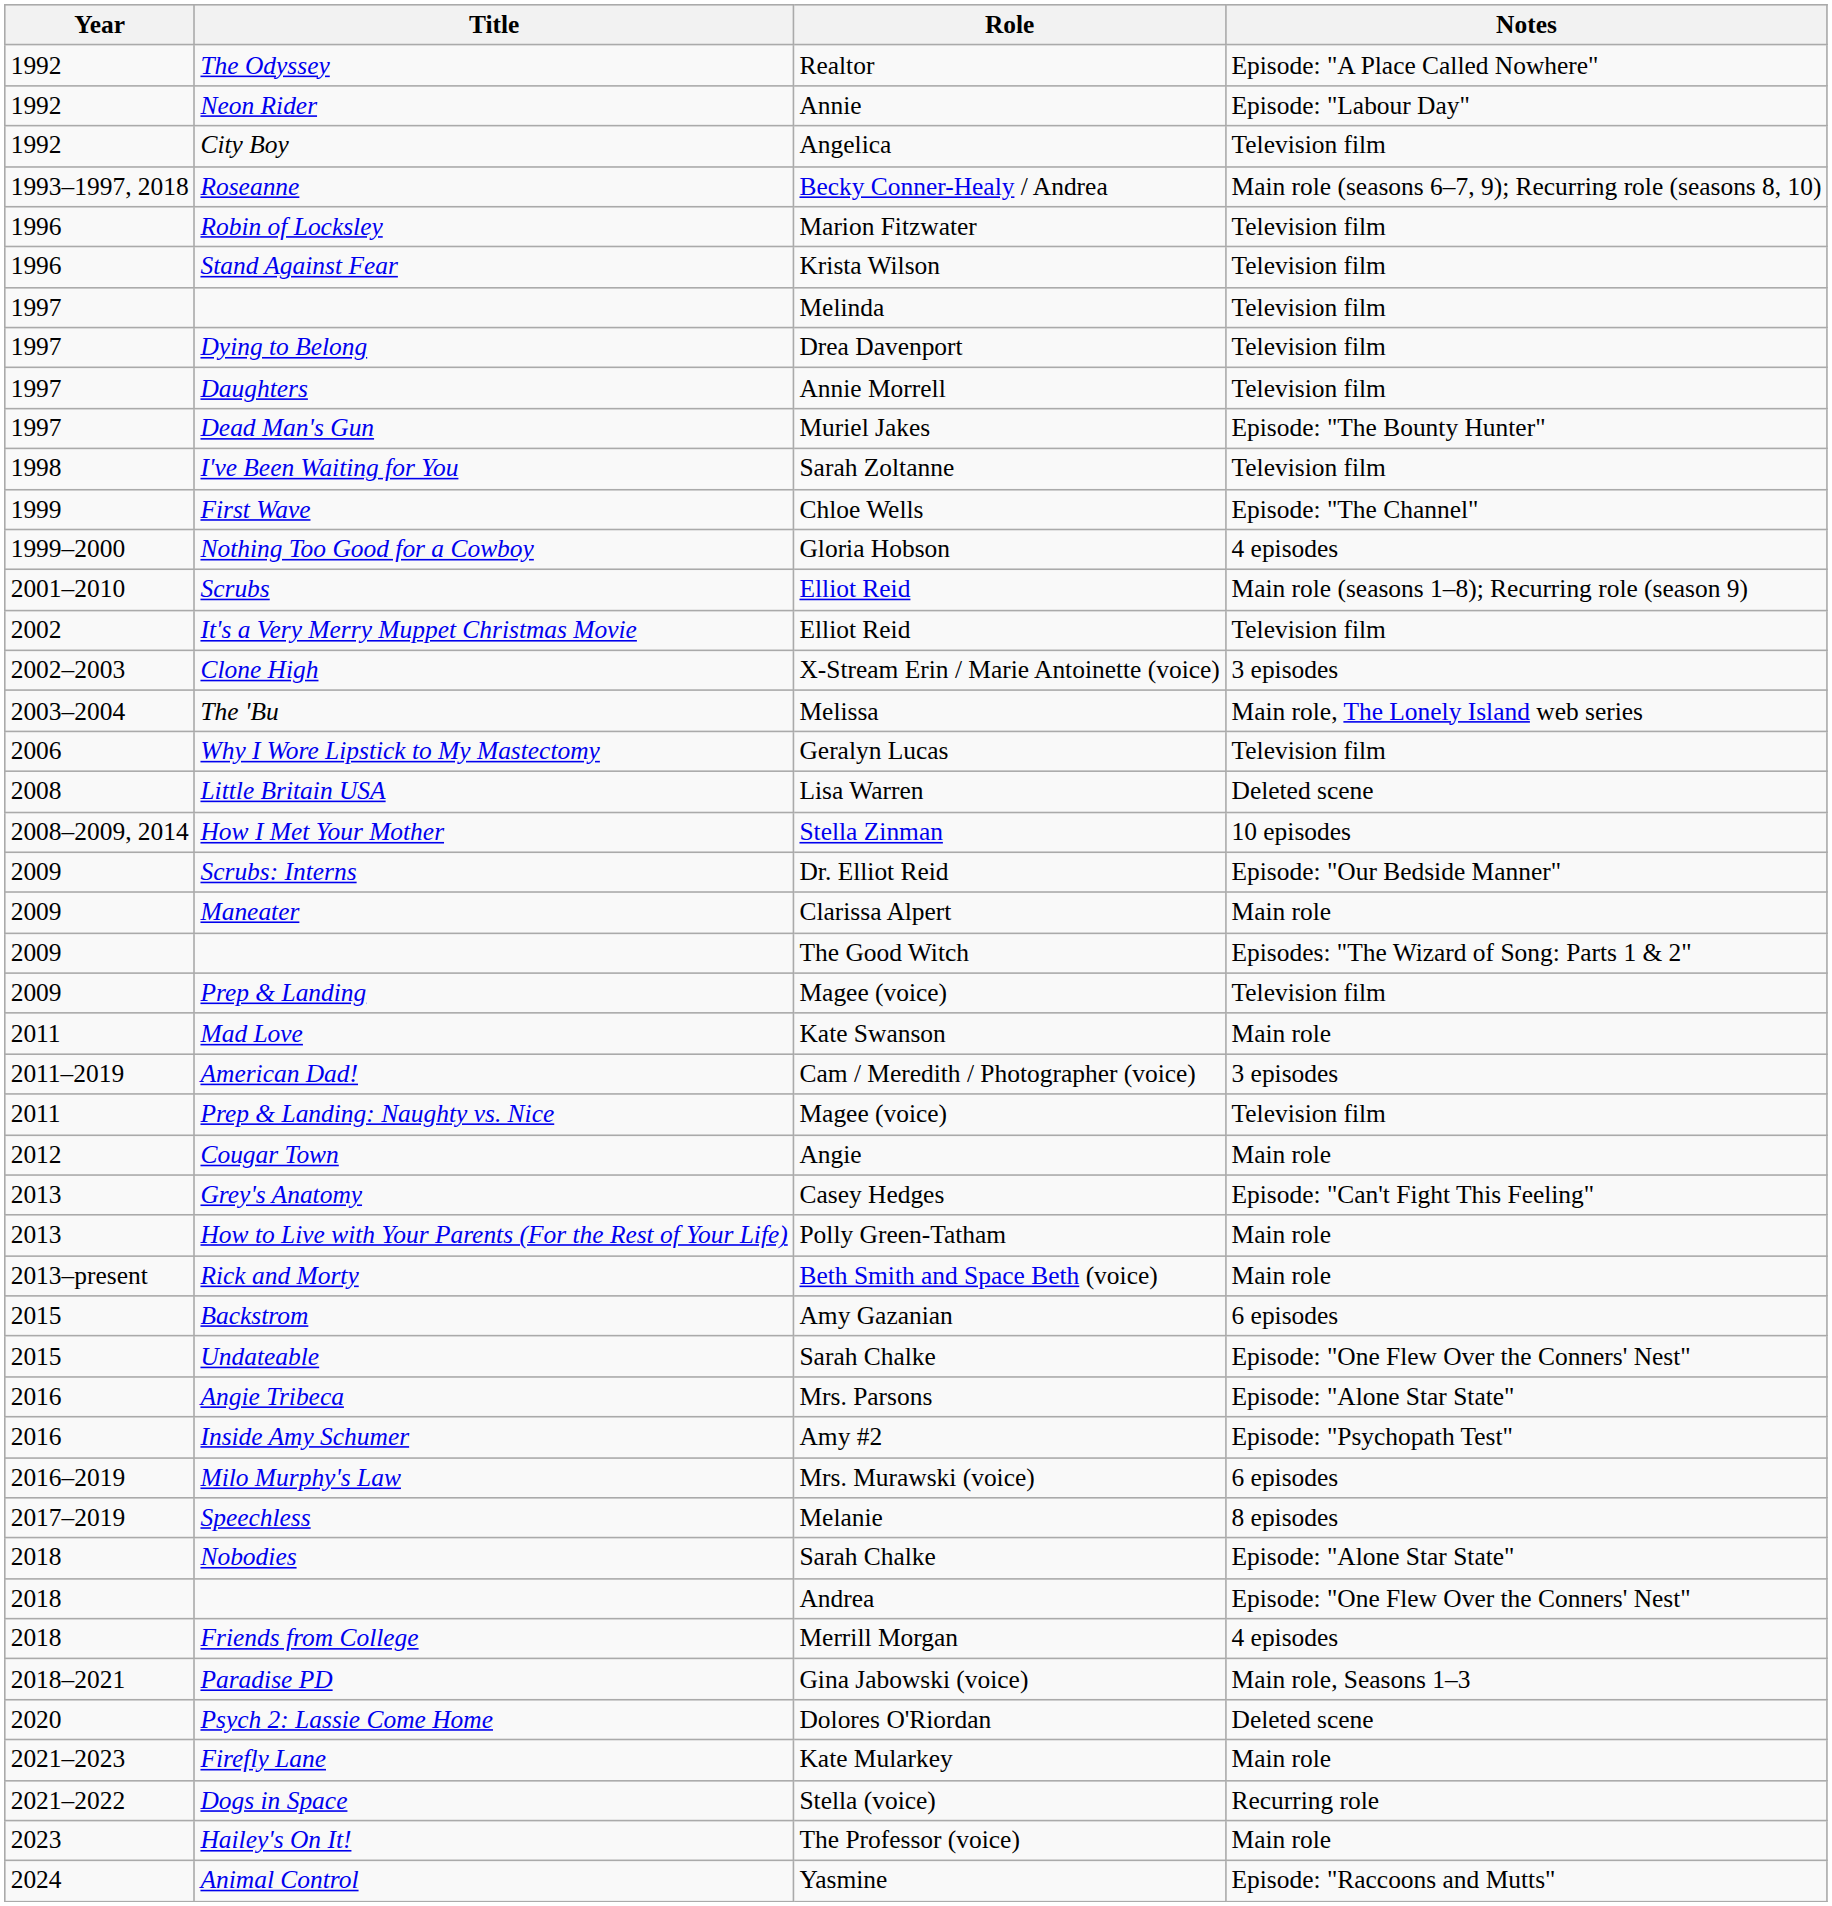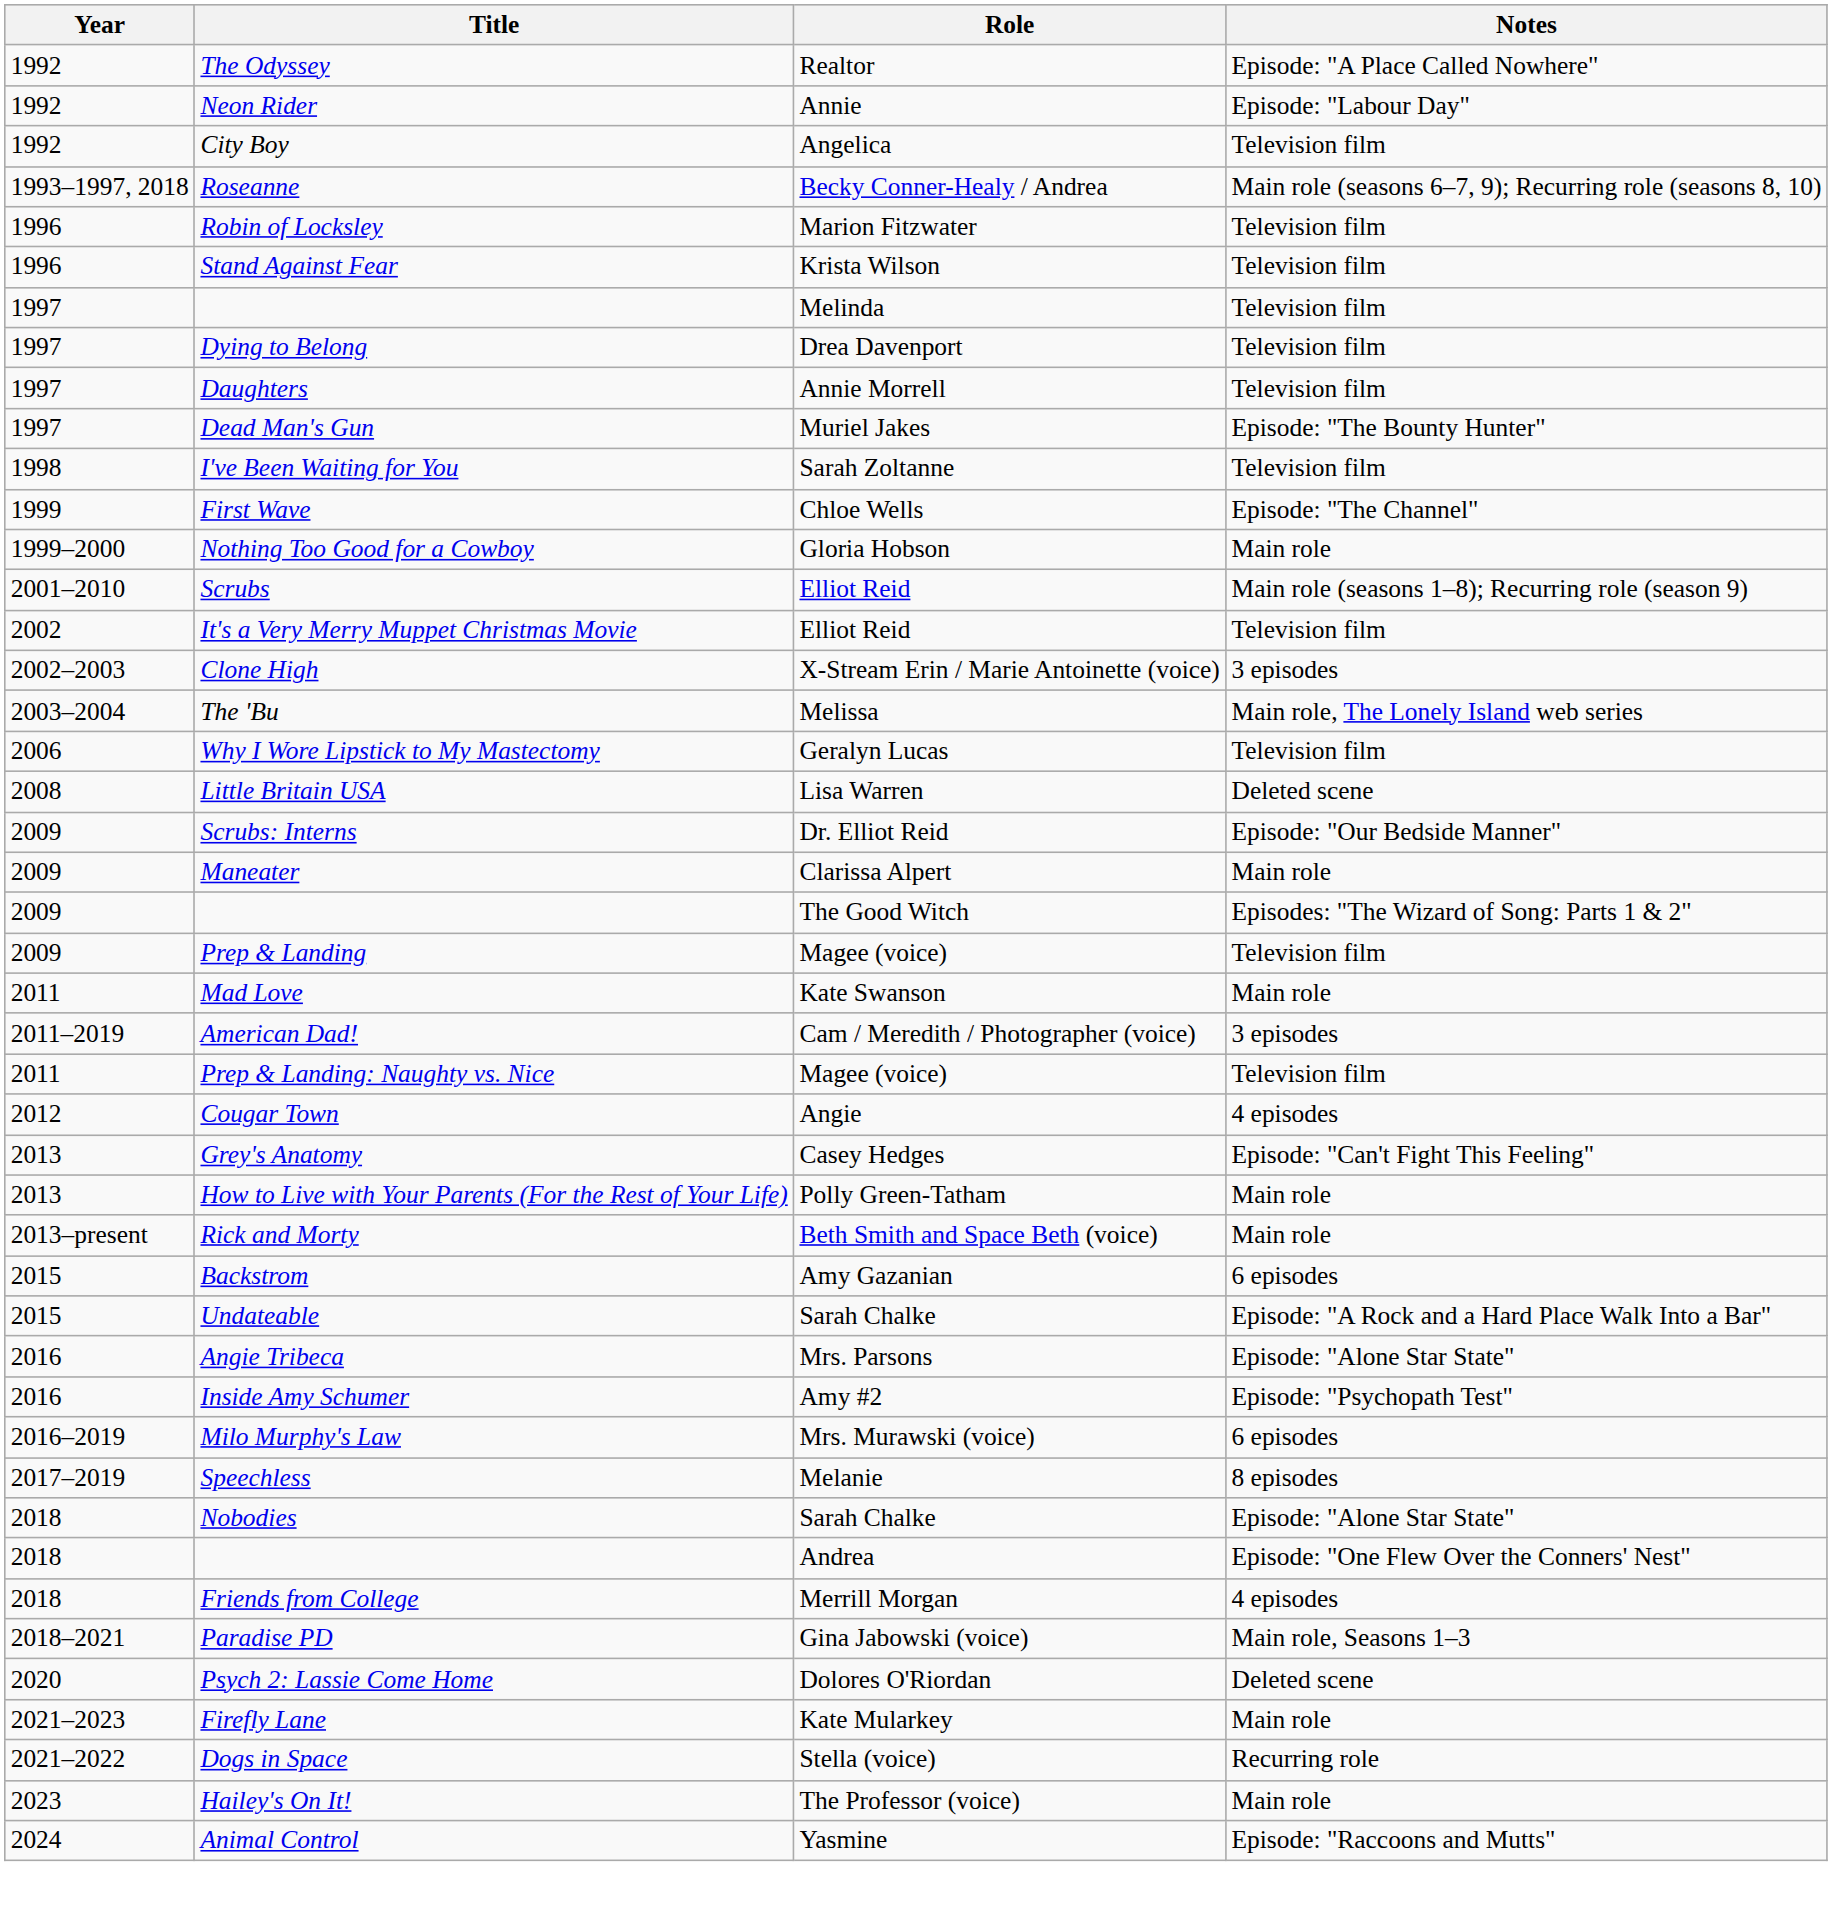(1285, 549) 4 episodes -> (1281, 549) Main role
- row: (322, 831)
(1281, 1154) Main role -> (1285, 1114) 4 episodes
(1461, 1356) Episode: "One Flew Over the Conners' Nest" -> (1501, 1315) Episode: "A Rock and a Hard Place Walk Into a Bar"
